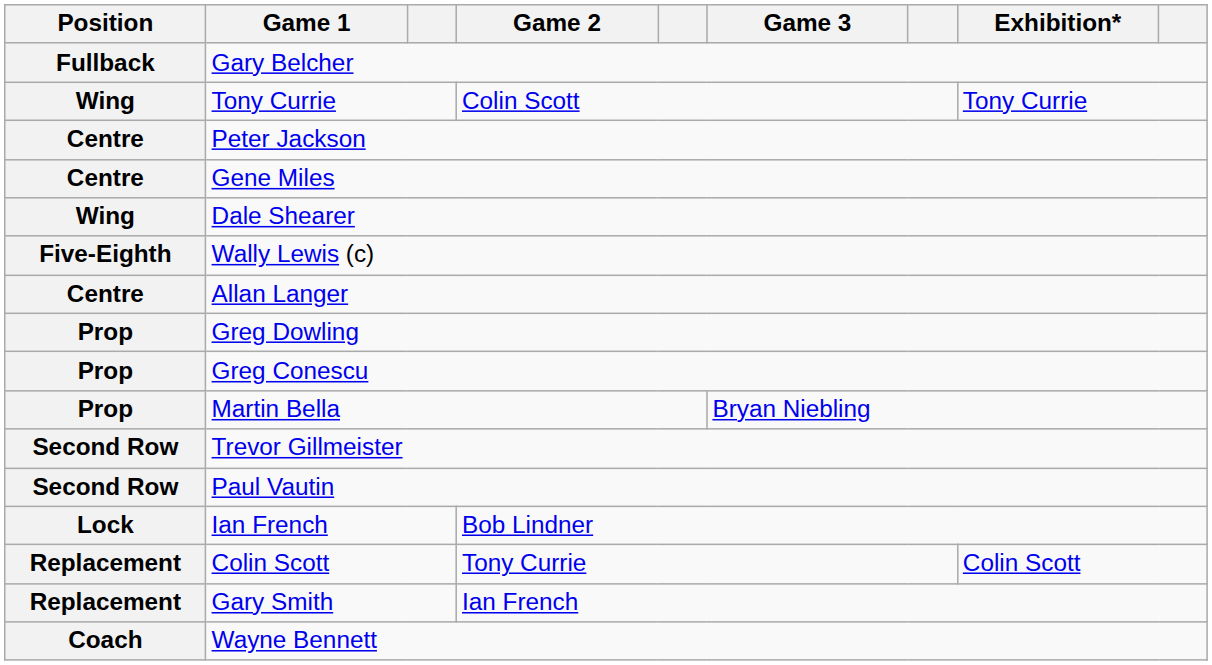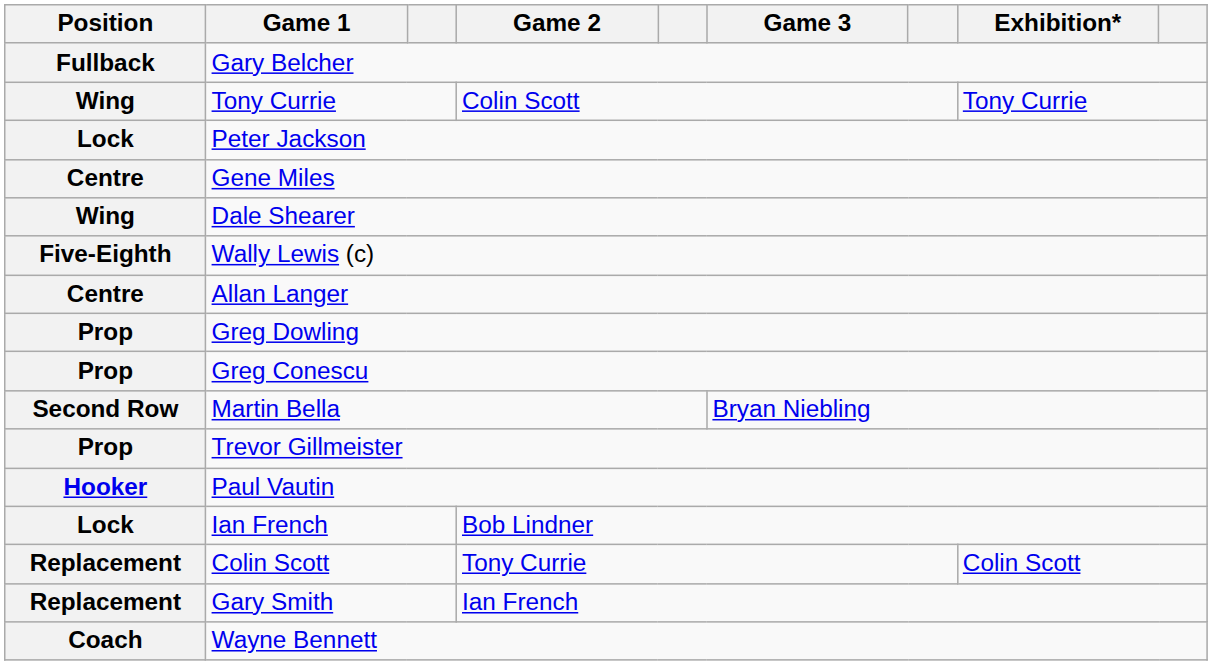(105, 139) Centre -> (105, 139) Lock
(105, 409) Prop -> (105, 409) Second Row
(105, 448) Second Row -> (105, 448) Prop
(105, 486) Second Row -> (105, 486) Hooker
